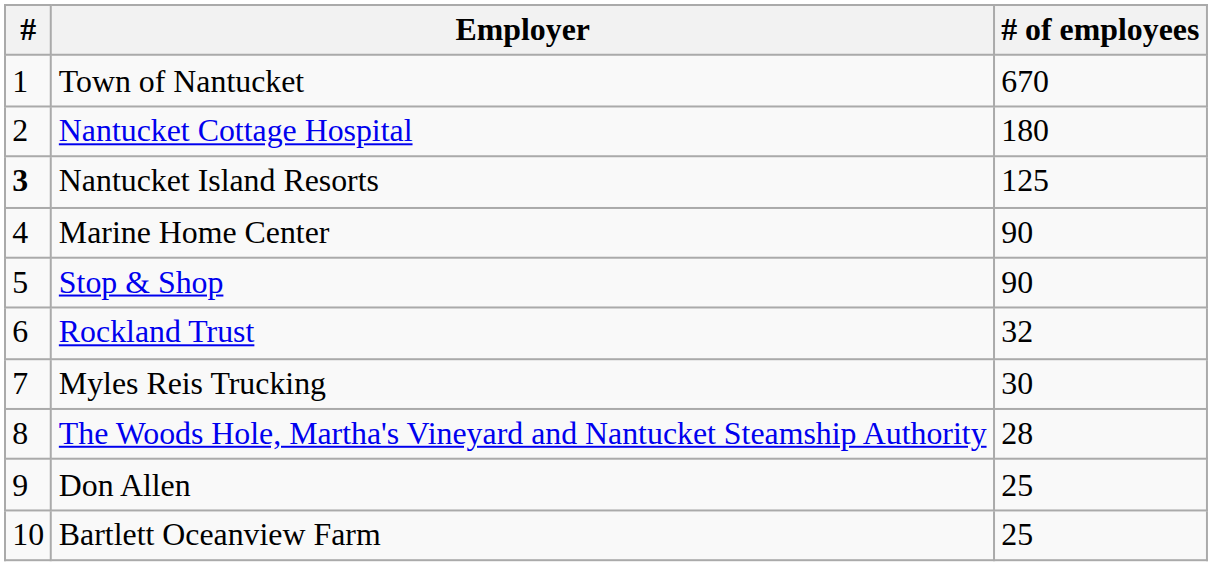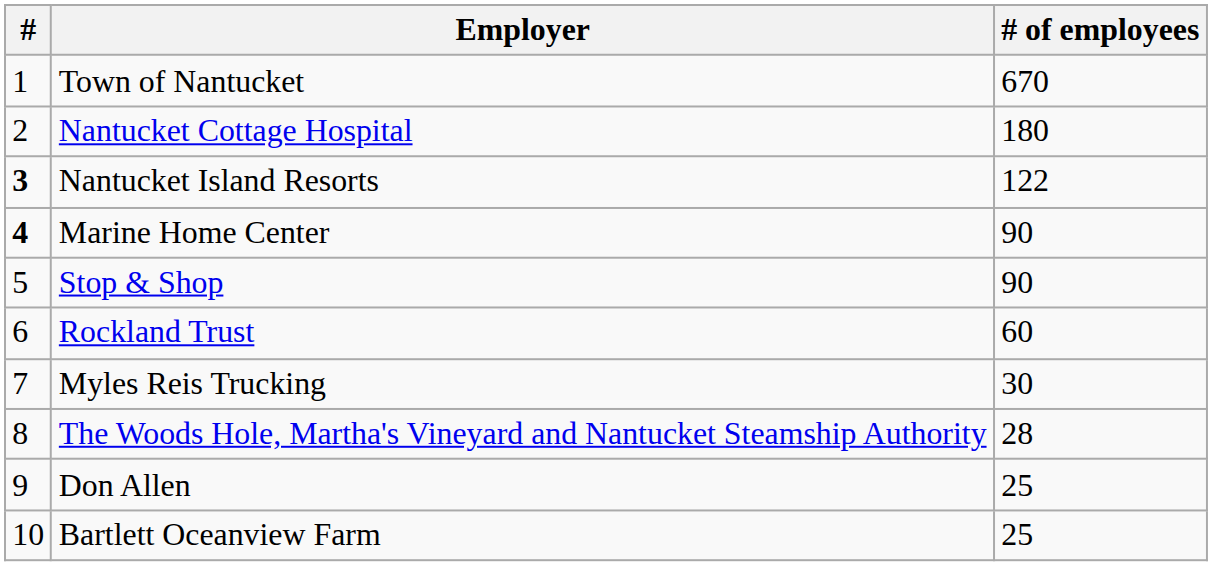(1025, 181) 125 -> (1025, 181) 122
(20, 231) normal -> (20, 231) bold
(1017, 332) 32 -> (1017, 332) 60
